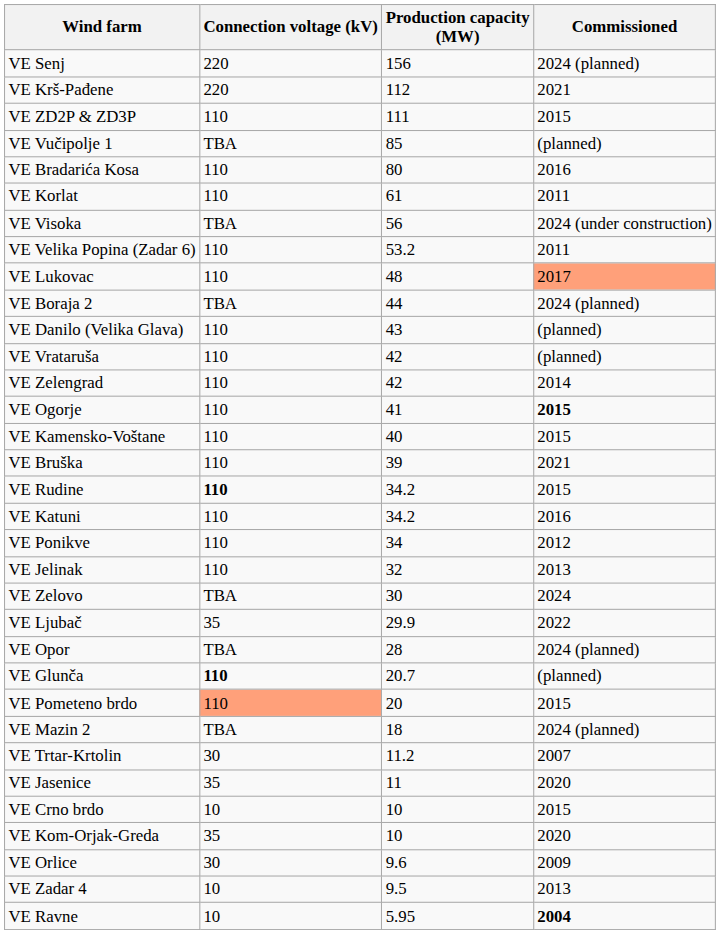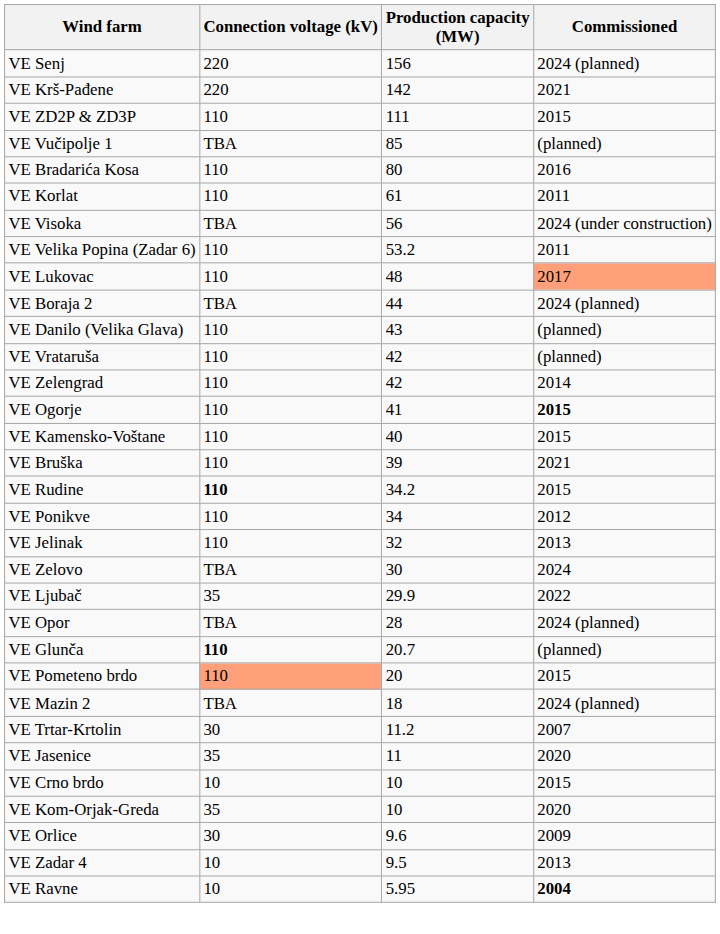(398, 90) 112 -> (398, 90) 142
- row: (45, 516)
